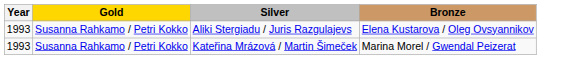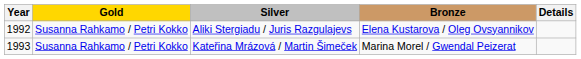+ column: (556, 12)
(19, 29) 1993 -> (19, 29) 1992
